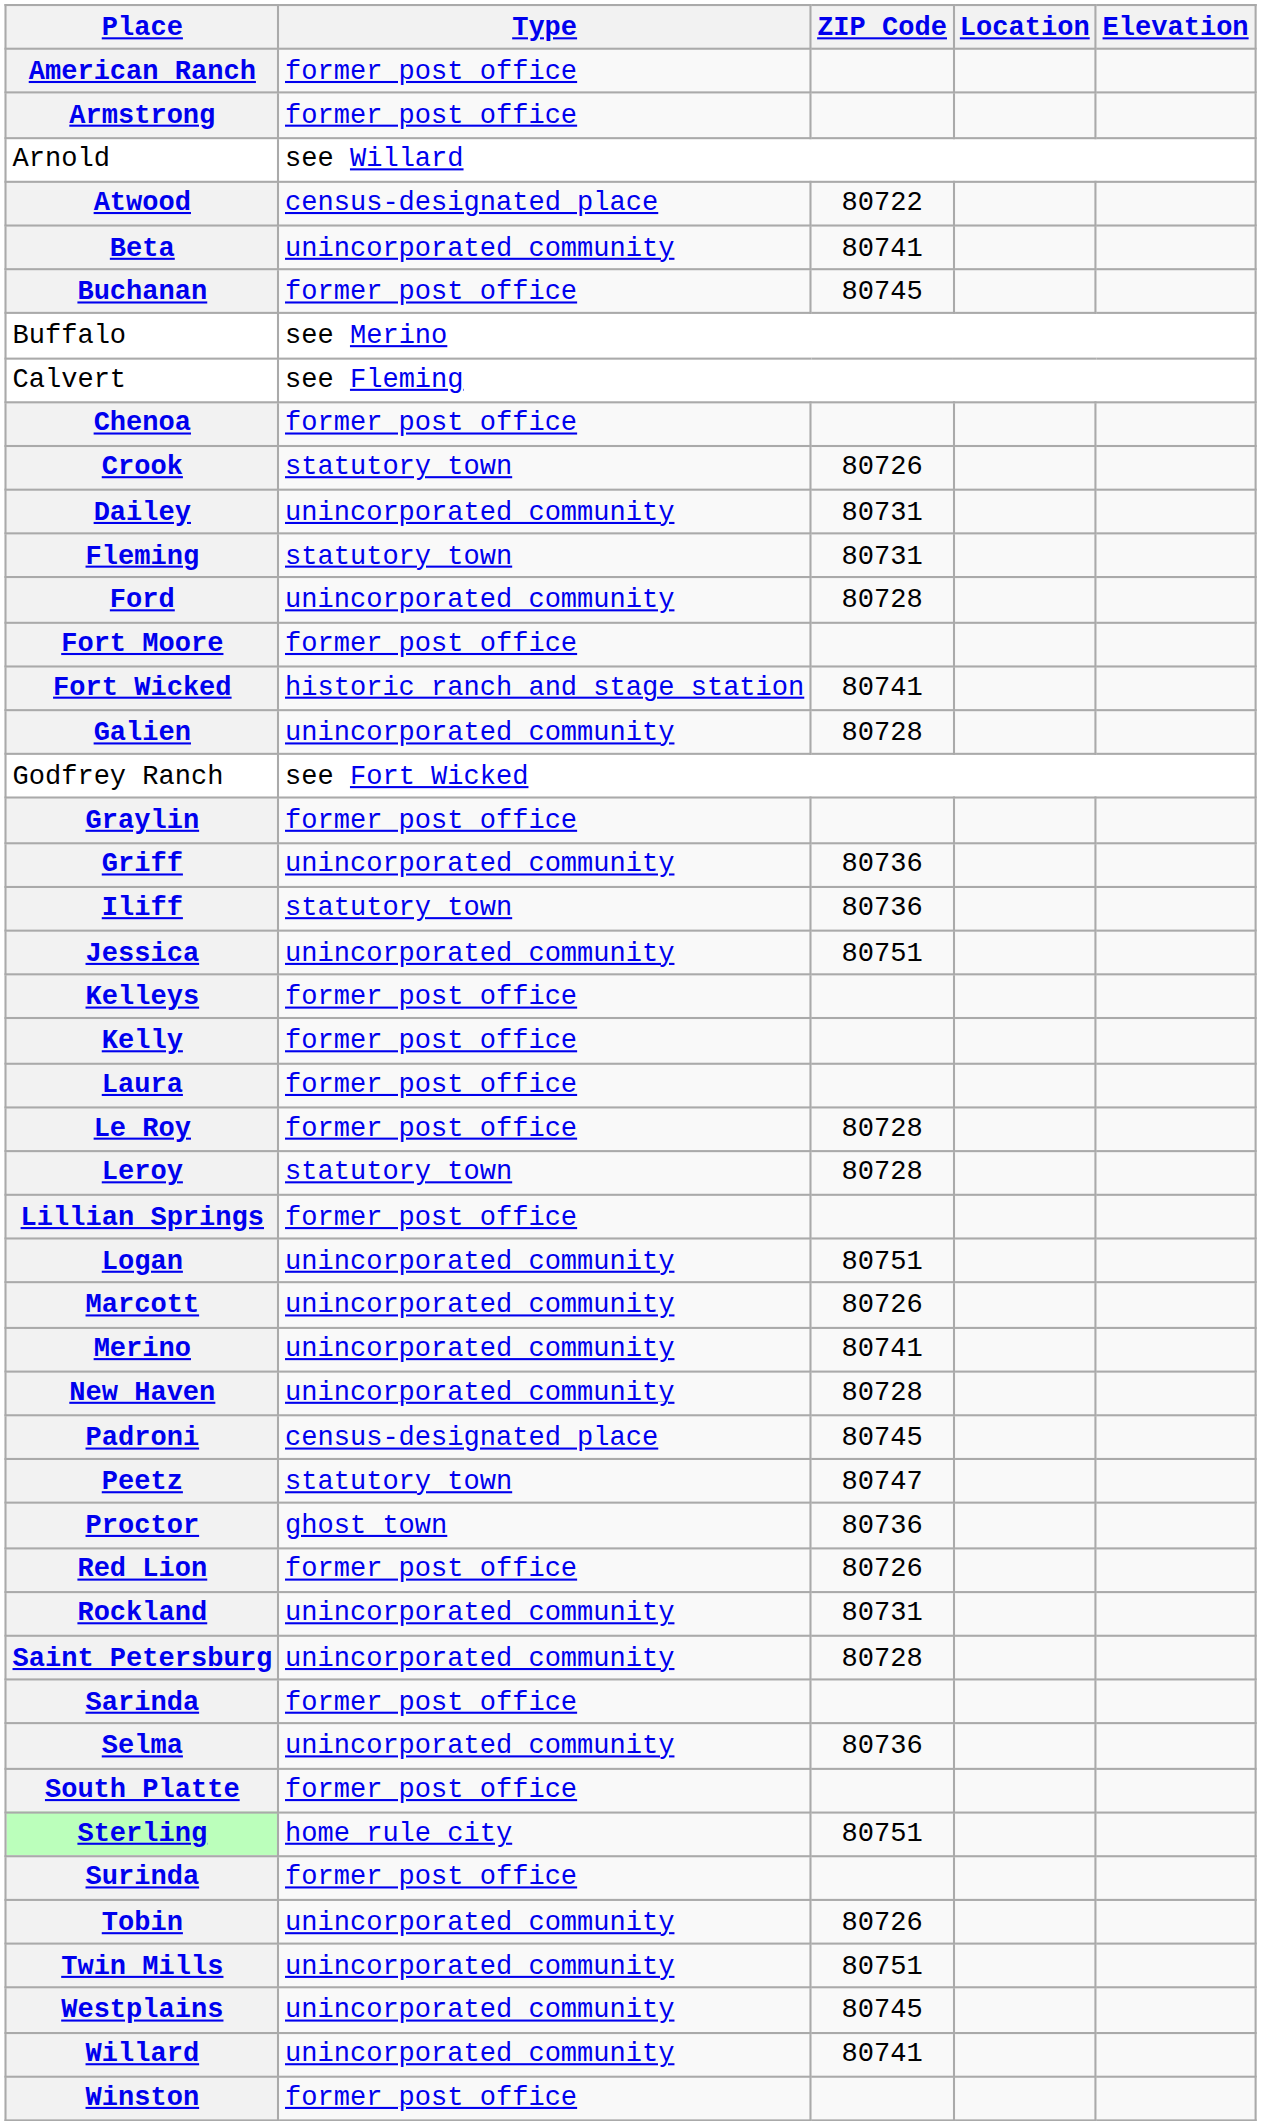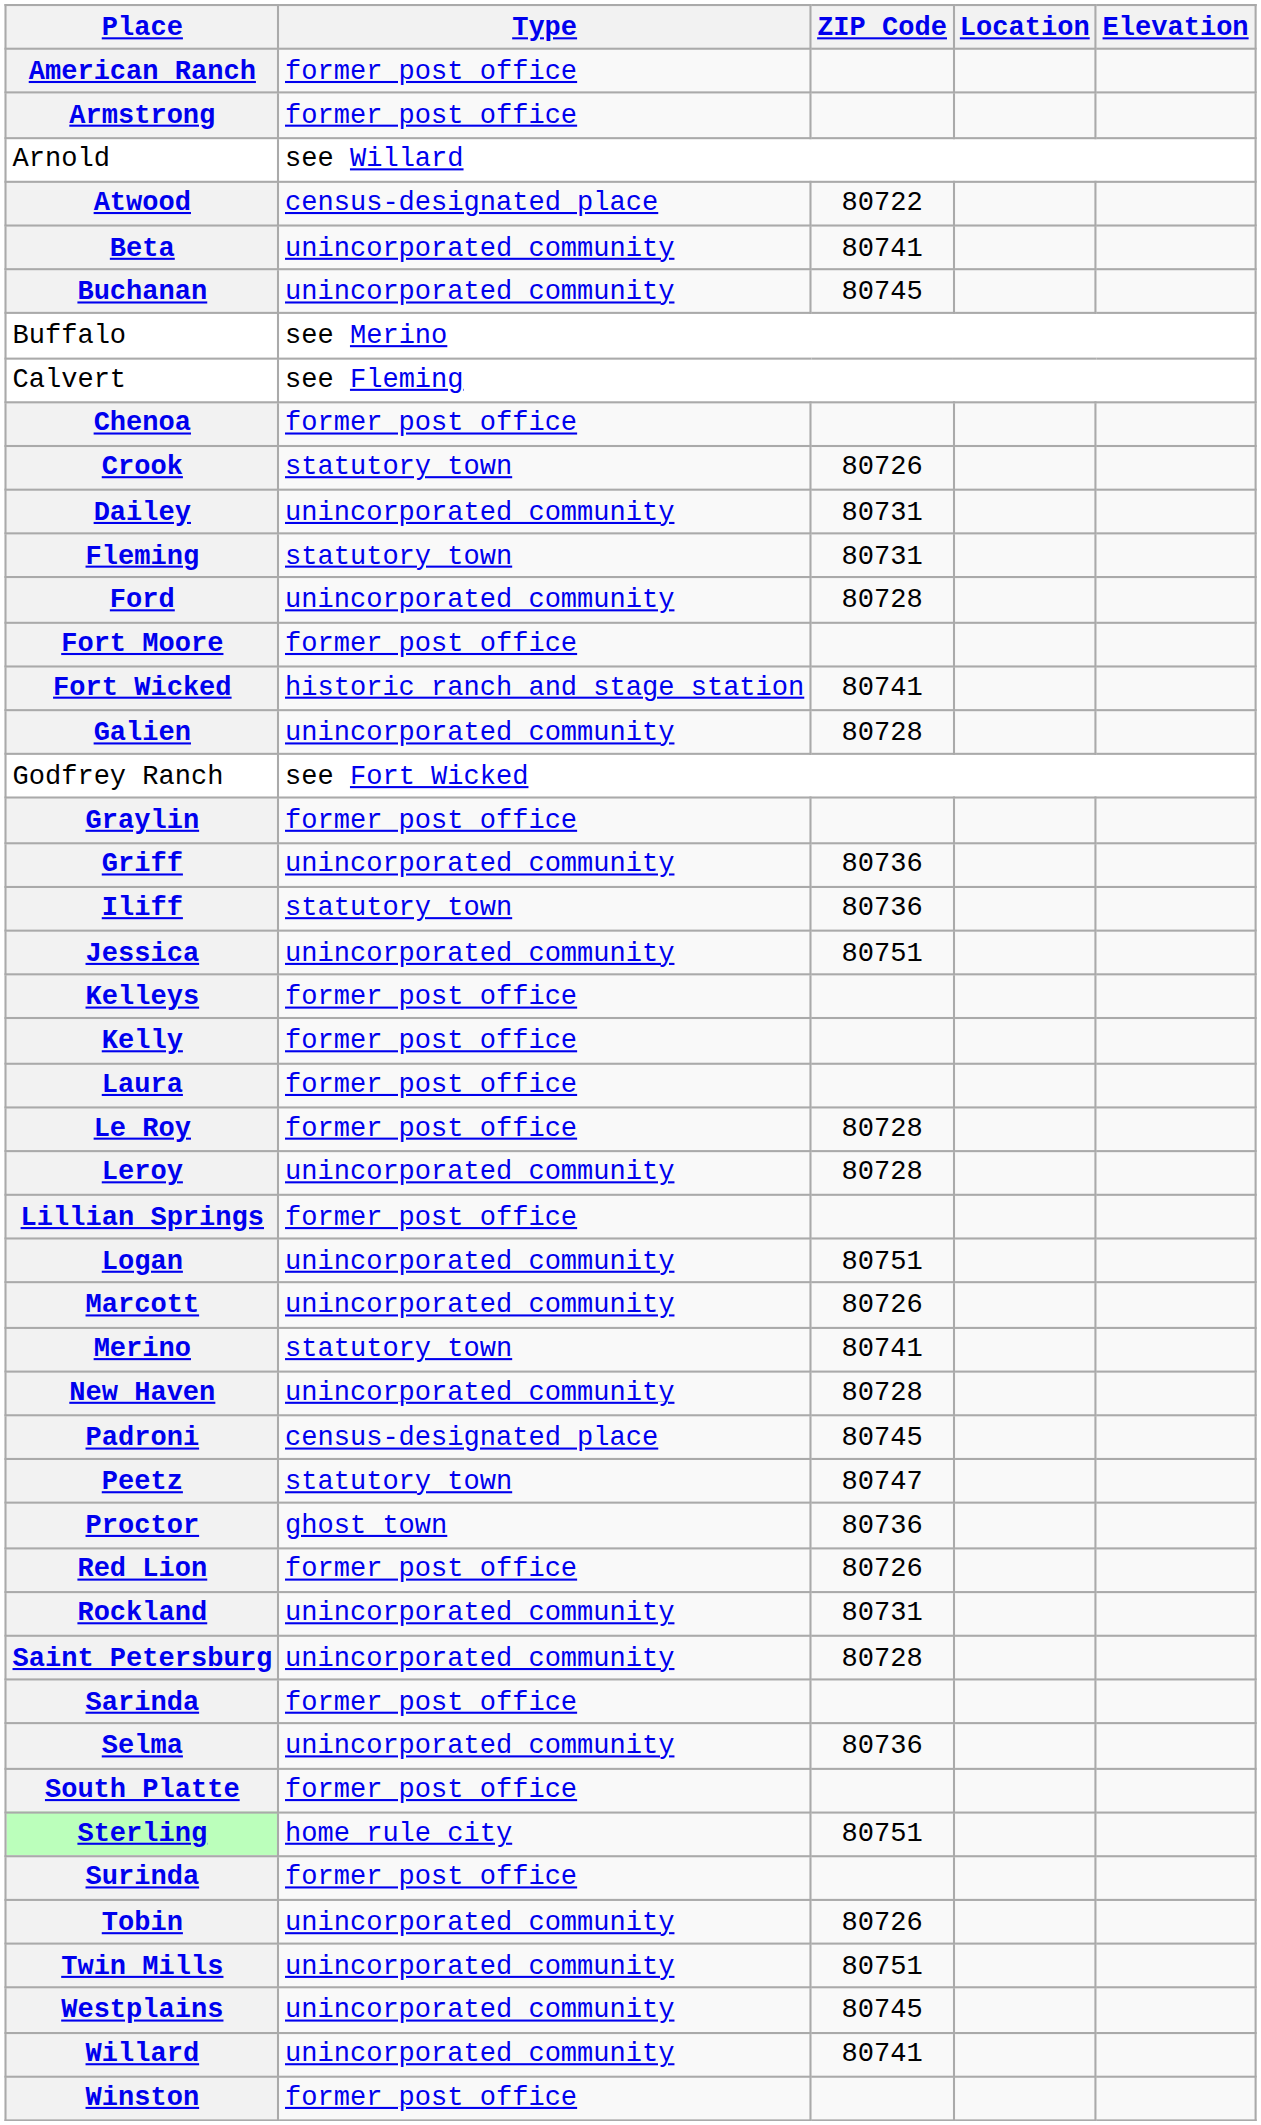(431, 291) former post office -> (480, 291) unincorporated community
(399, 1173) statutory town -> (480, 1173) unincorporated community
(480, 1349) unincorporated community -> (399, 1349) statutory town
